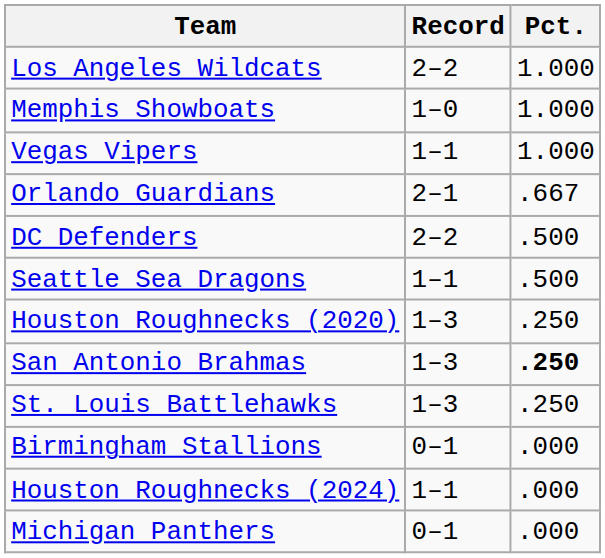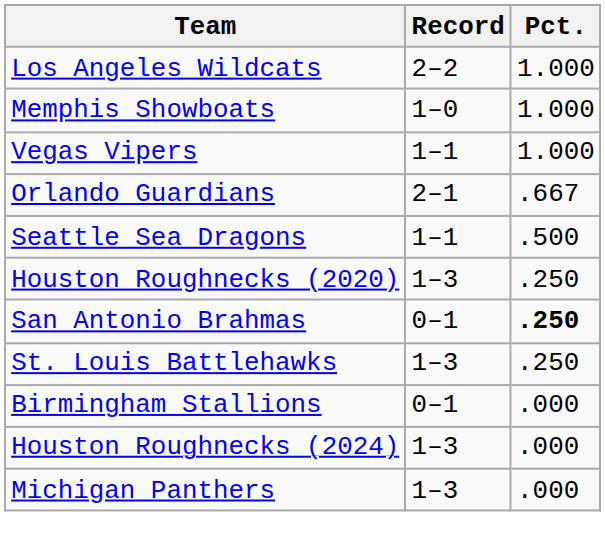- row: (104, 237)
(435, 363) 1–3 -> (435, 321) 0–1
(435, 490) 1–1 -> (435, 448) 1–3
(435, 532) 0–1 -> (435, 490) 1–3
